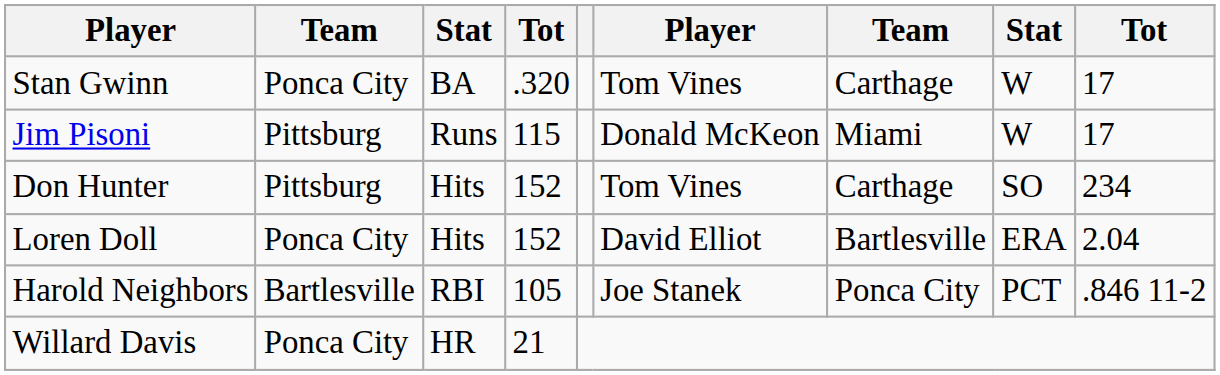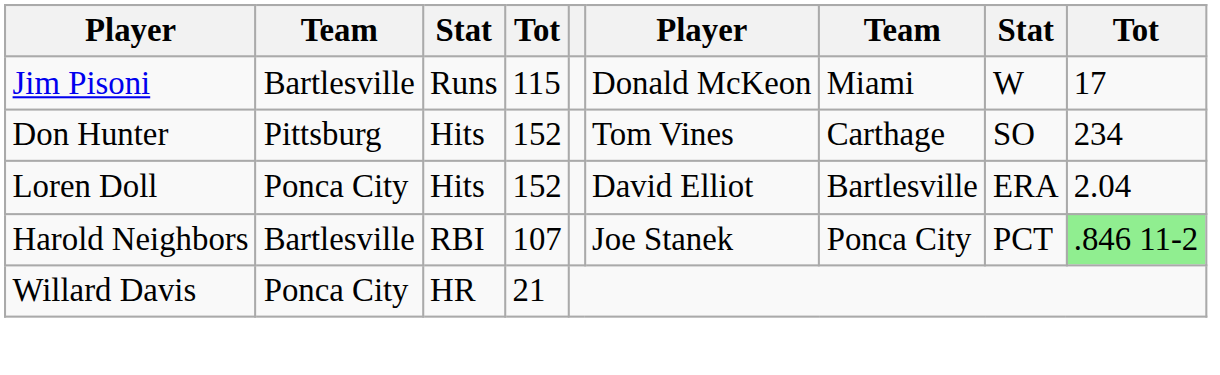- row: (90, 82)
(323, 134) Pittsburg -> (339, 82) Bartlesville
(537, 290) 105 -> (537, 238) 107
(1144, 290) no background -> (1136, 238) lightgreen background
